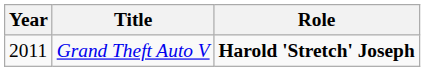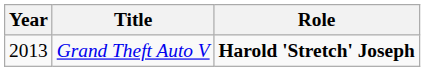(28, 50) 2011 -> (28, 50) 2013
